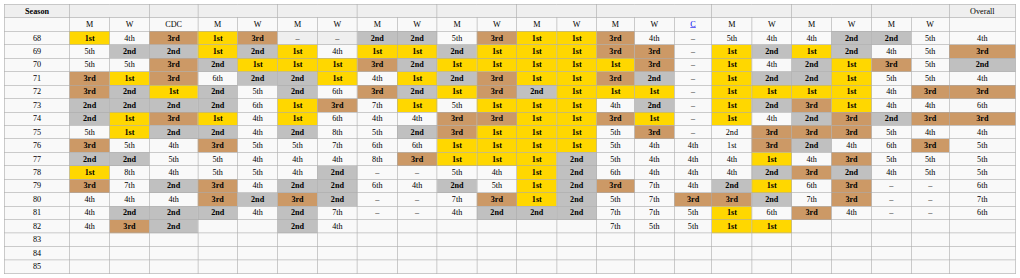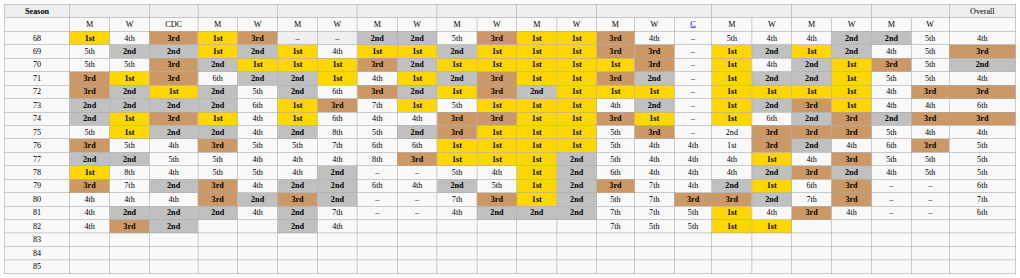(772, 118) 4th -> (772, 118) 6th
(772, 212) 6th -> (772, 212) 4th
